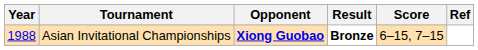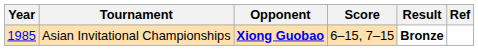columns swapped: (412, 15) <-> (352, 15)
(22, 35) 1988 -> (22, 35) 1985
